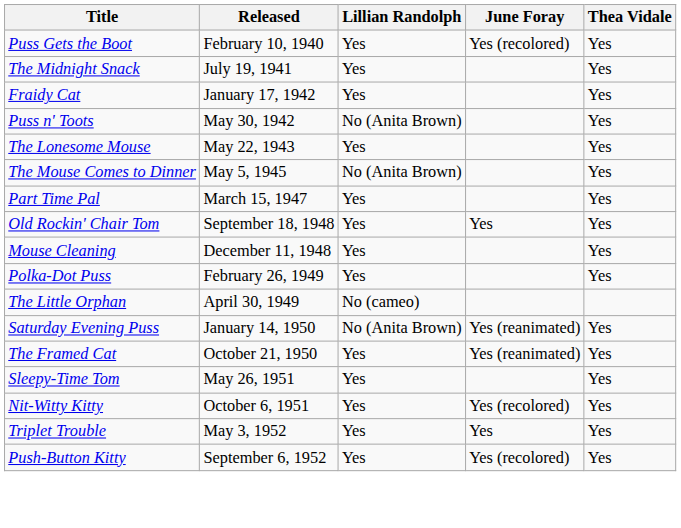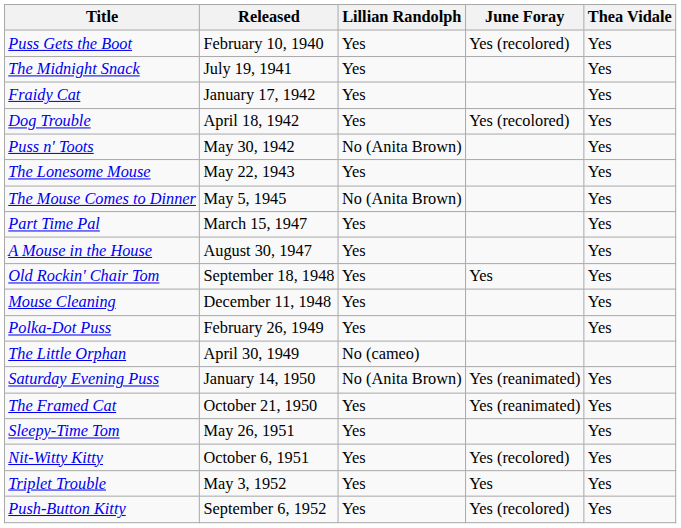+ row: (49, 120)
+ row: (80, 250)
